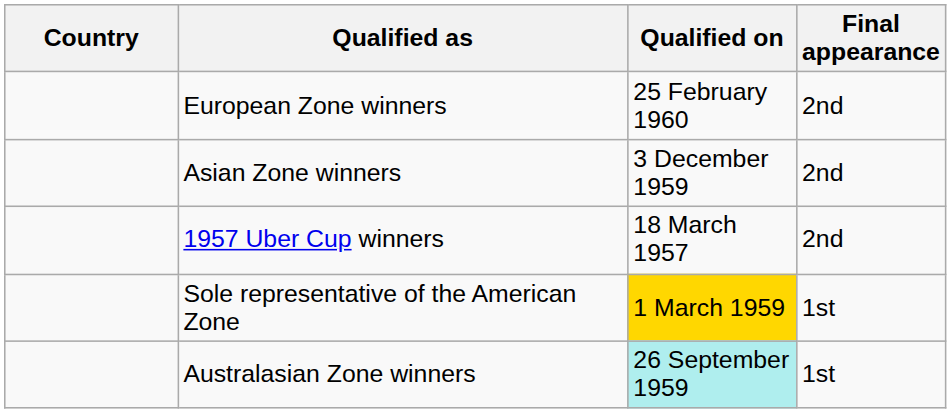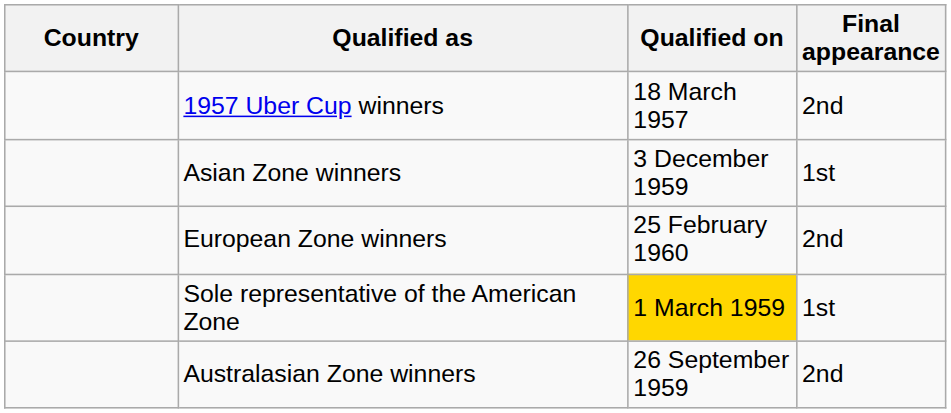rows swapped: (314, 239) <-> (315, 105)
(823, 172) 2nd -> (819, 172) 1st
(711, 374) paleturquoise background -> (711, 374) no background
(819, 374) 1st -> (823, 374) 2nd
